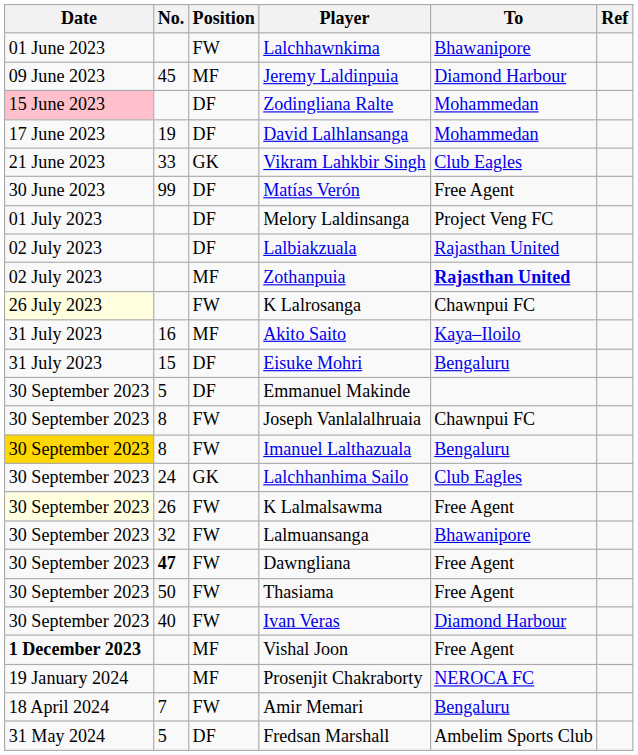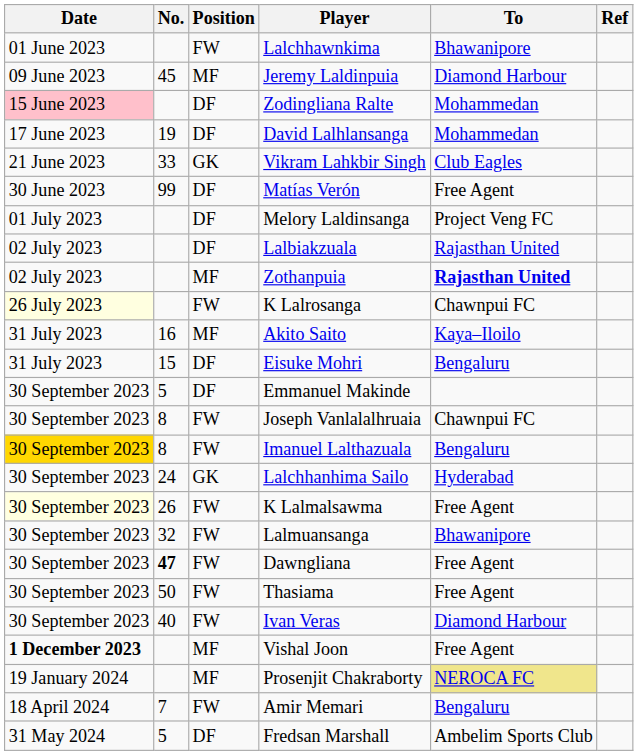(478, 477) Club Eagles -> (474, 477) Hyderabad
(484, 678) no background -> (484, 678) khaki background
